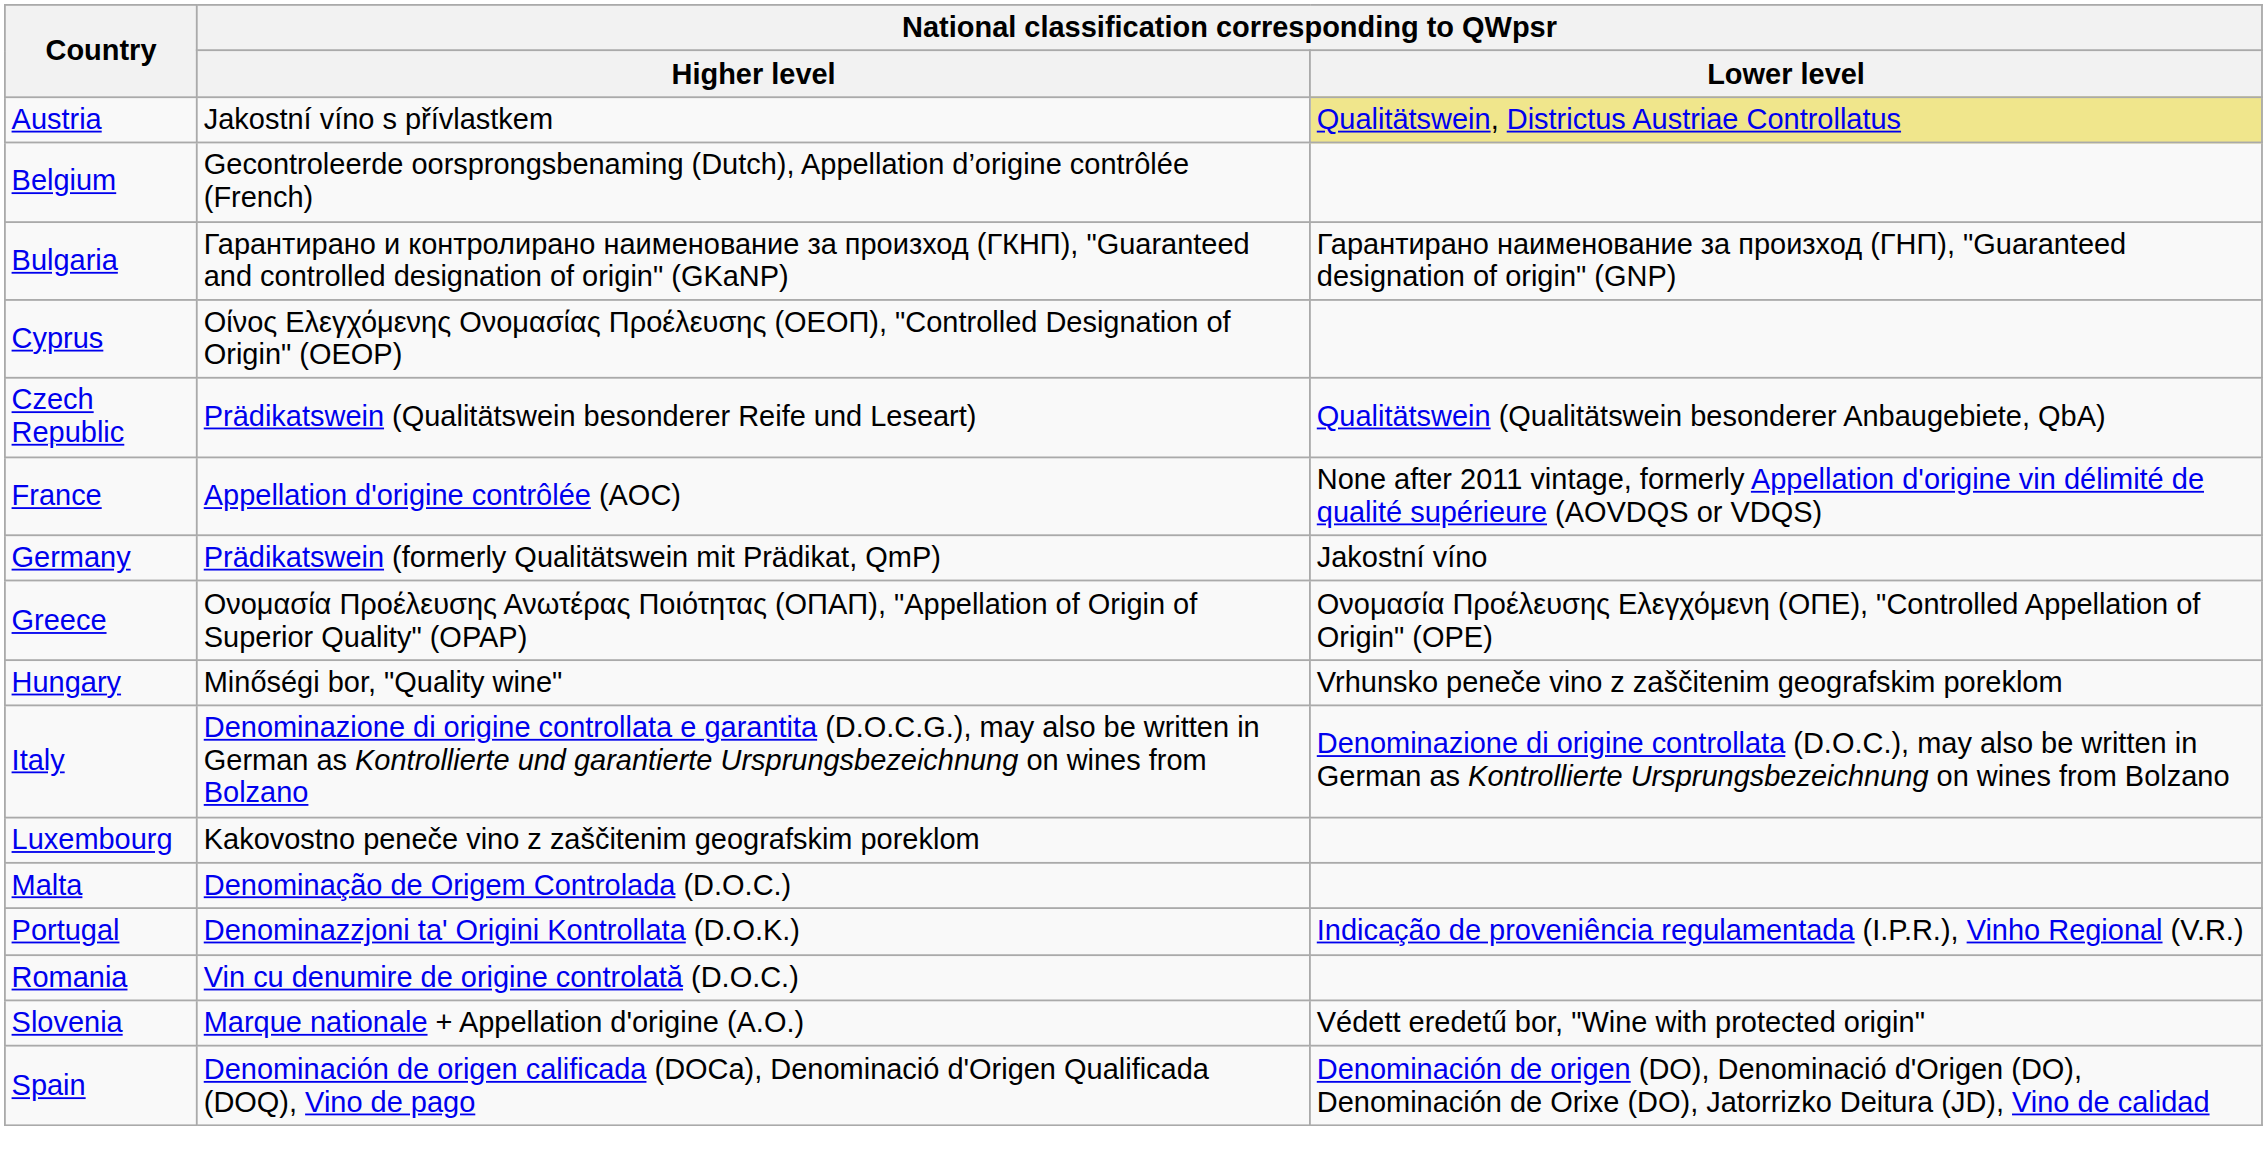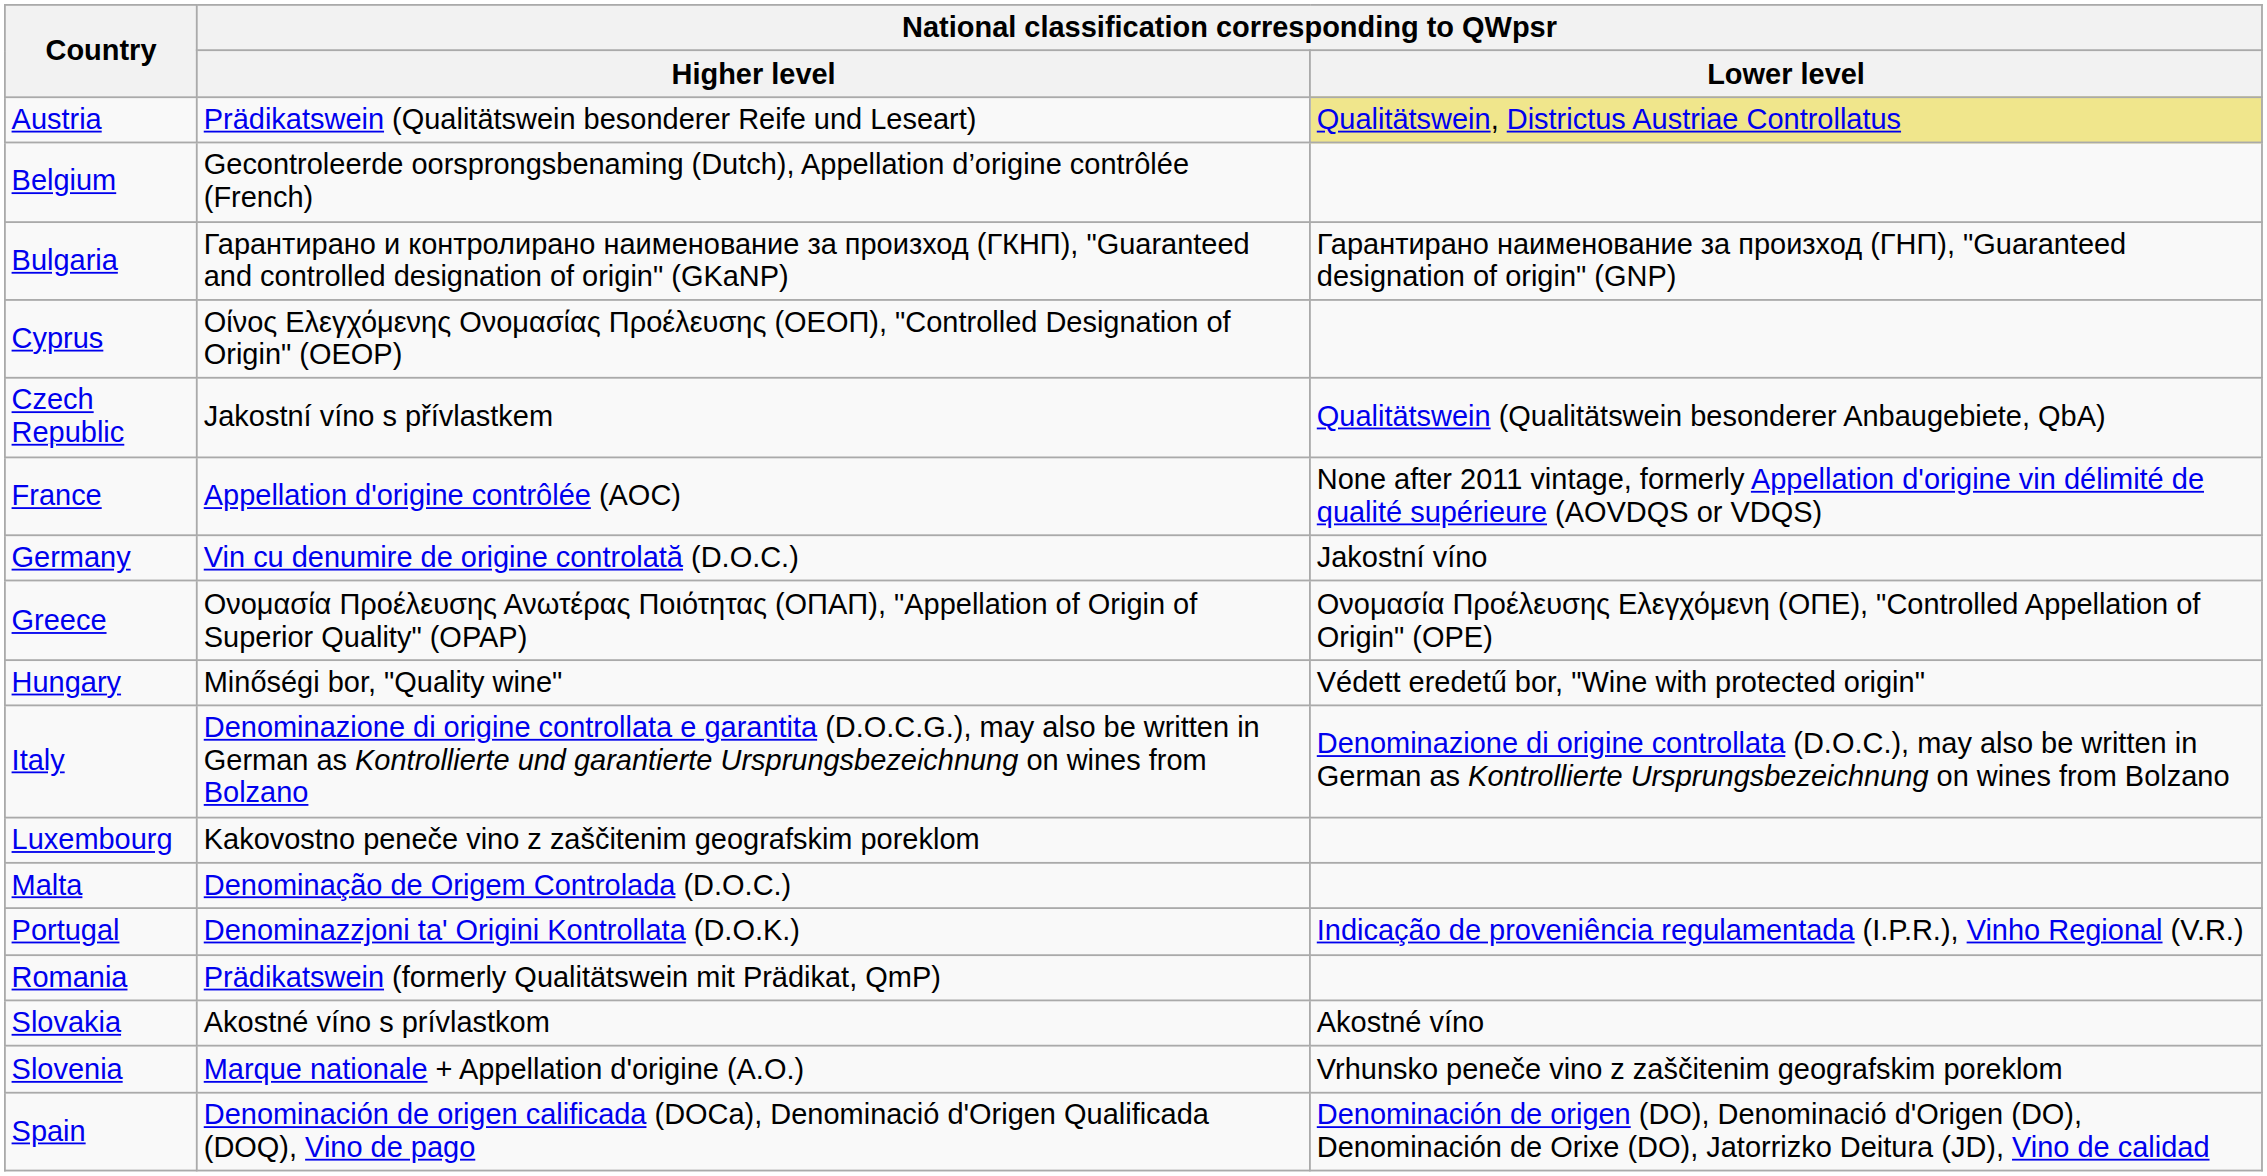(378, 119) Jakostní víno s přívlastkem -> (590, 119) Prädikatswein (Qualitätswein besonderer Reife und Leseart)
(590, 417) Prädikatswein (Qualitätswein besonderer Reife und Leseart) -> (378, 417) Jakostní víno s přívlastkem
(572, 557) Prädikatswein (formerly Qualitätswein mit Prädikat, QmP) -> (501, 557) Vin cu denumire de origine controlată (D.O.C.)
(1690, 682) Vrhunsko peneče vino z zaščitenim geografskim poreklom -> (1621, 682) Védett eredetű bor, "Wine with protected origin"
(501, 977) Vin cu denumire de origine controlată (D.O.C.) -> (572, 977) Prädikatswein (formerly Qualitätswein mit Prädikat, QmP)
+ row: (66, 1022)
(1621, 1022) Védett eredetű bor, "Wine with protected origin" -> (1690, 1068) Vrhunsko peneče vino z zaščitenim geografskim poreklom
